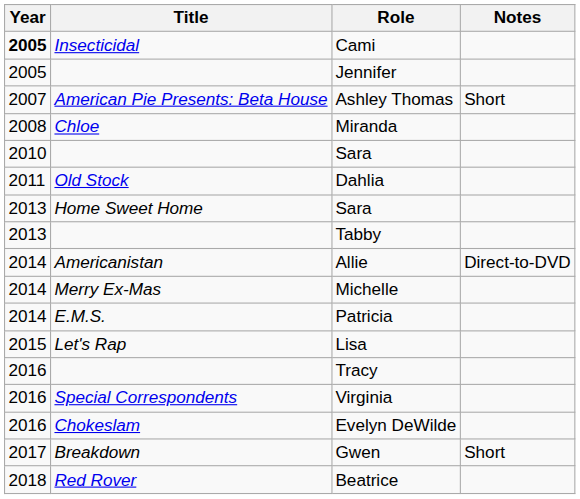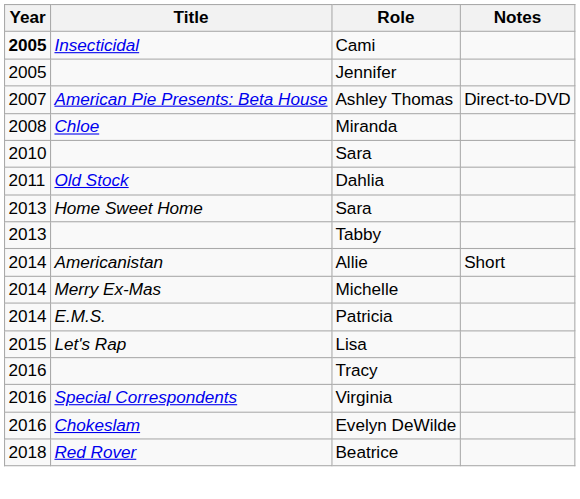(485, 99) Short -> (517, 99) Direct-to-DVD
(517, 262) Direct-to-DVD -> (485, 262) Short
- row: (97, 452)
